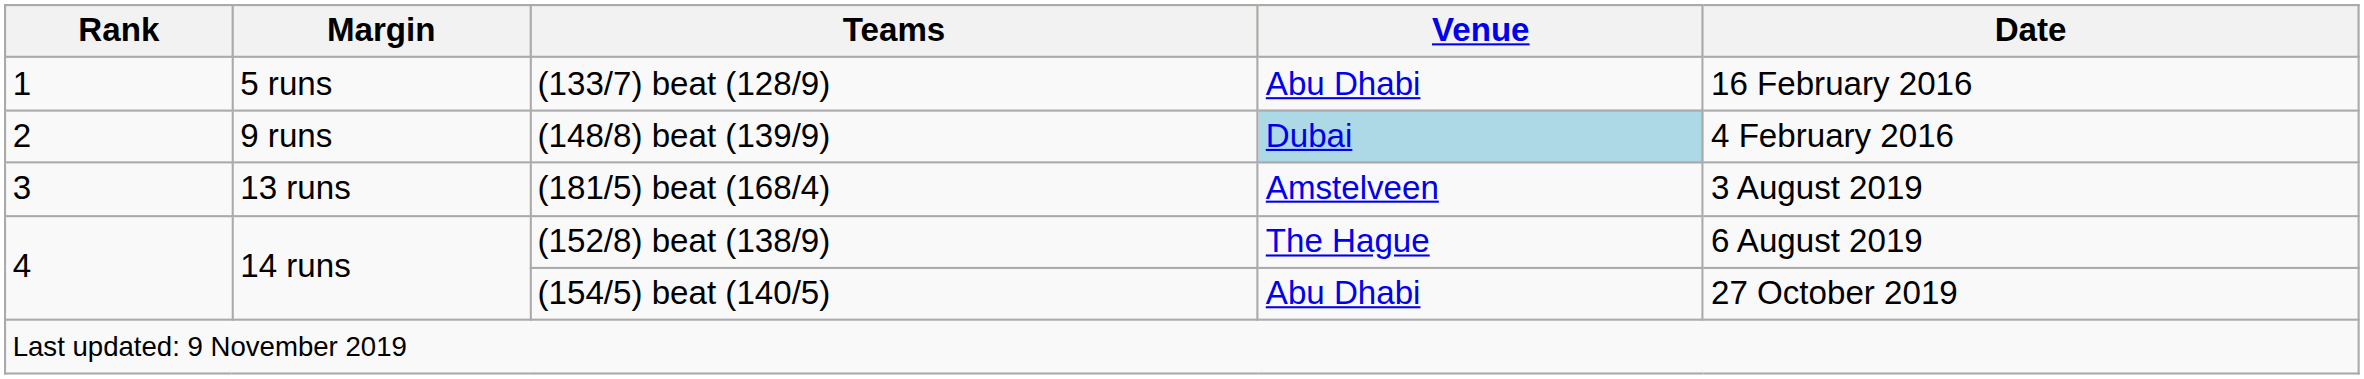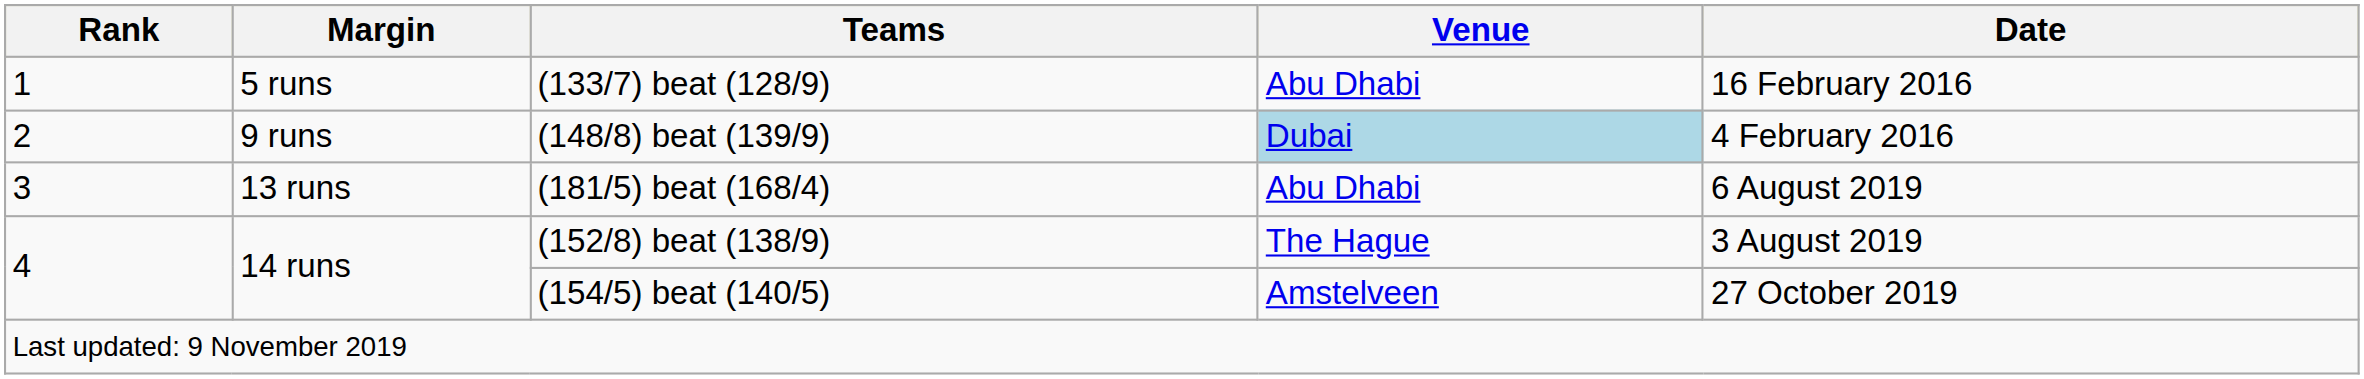(1352, 188) Amstelveen -> (1343, 188) Abu Dhabi
(1817, 188) 3 August 2019 -> (1817, 188) 6 August 2019
(1817, 240) 6 August 2019 -> (1817, 240) 3 August 2019
(1343, 293) Abu Dhabi -> (1352, 293) Amstelveen
